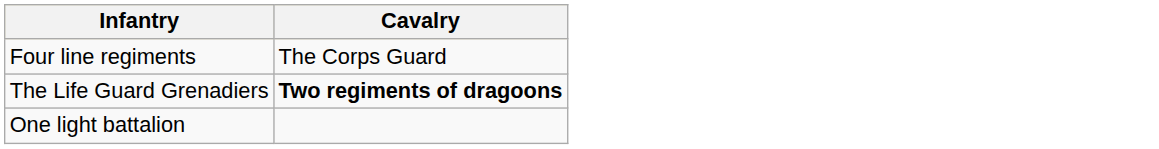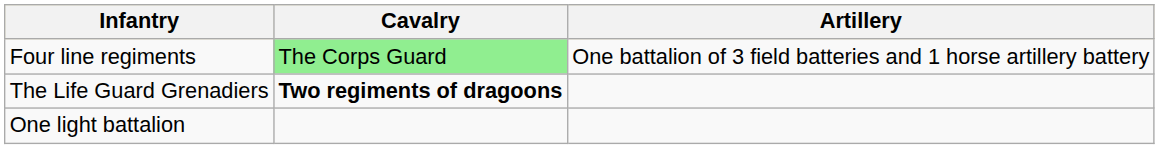+ column: (861, 21)
(363, 56) no background -> (363, 56) lightgreen background
